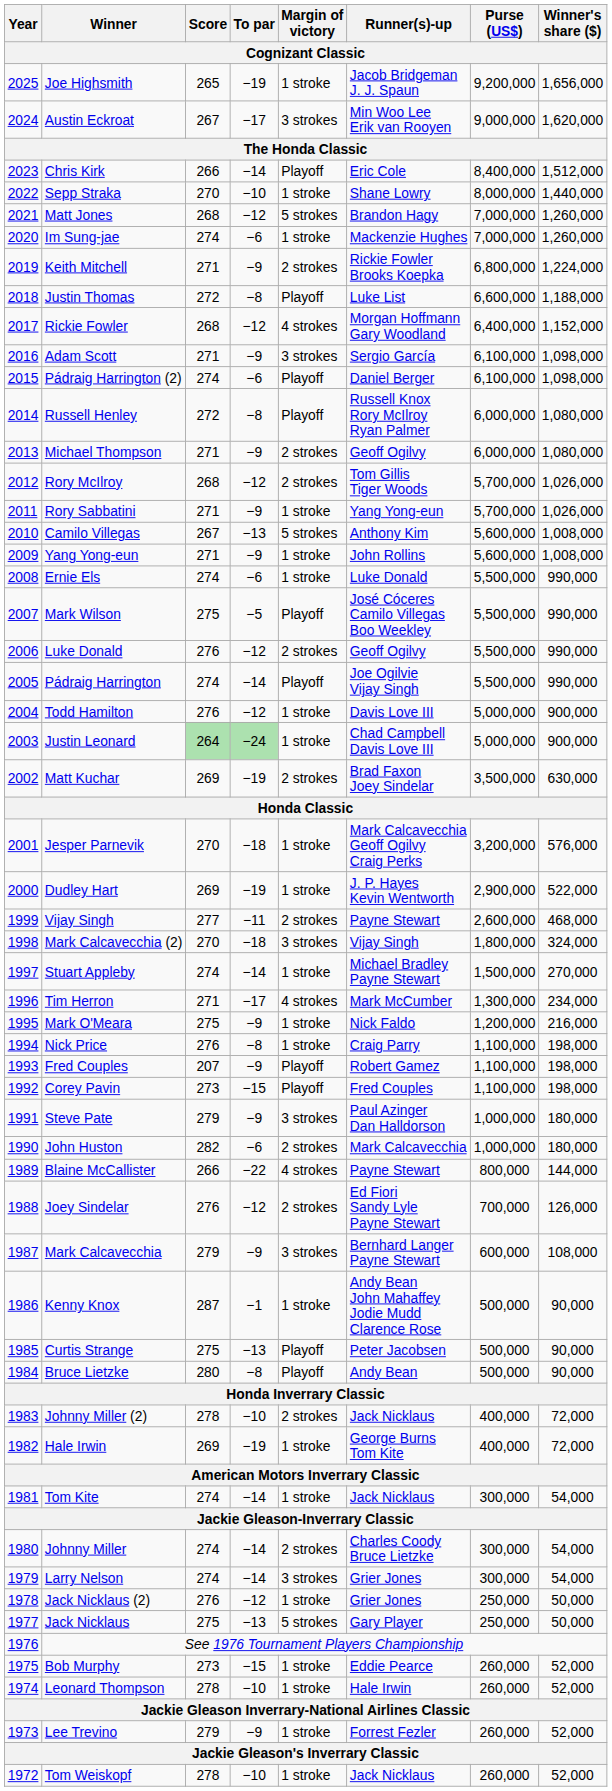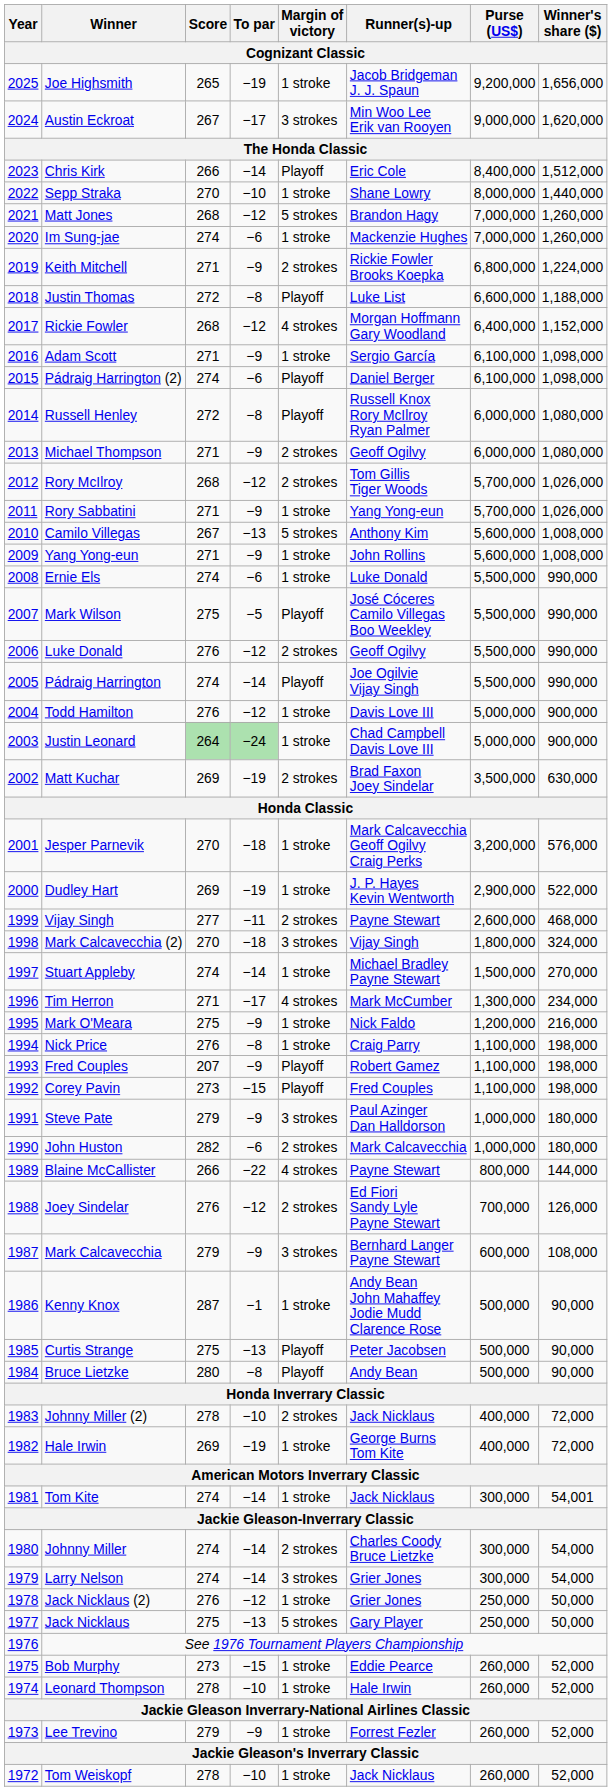(309, 356) 3 strokes -> (306, 356) 1 stroke
(573, 1497) 54,000 -> (573, 1497) 54,001
